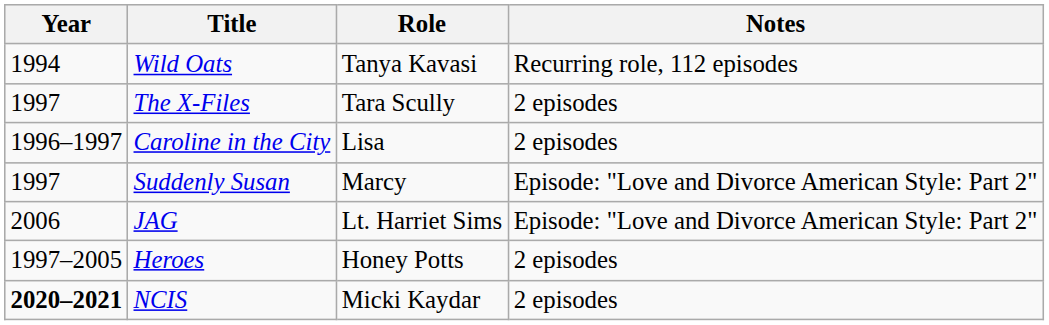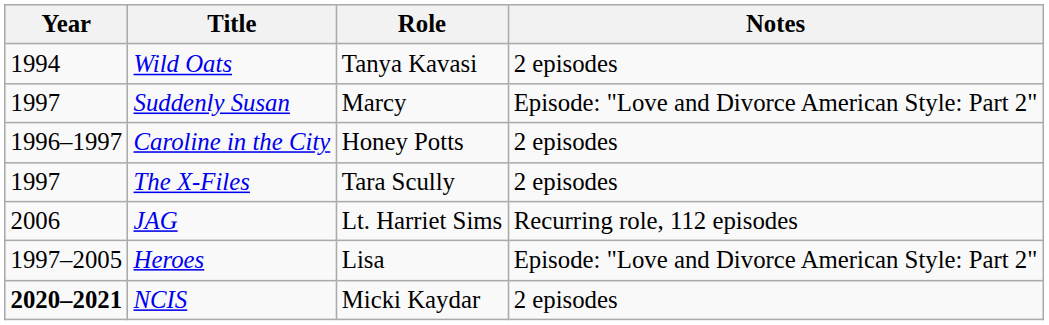(656, 63) Recurring role, 112 episodes -> (566, 63) 2 episodes
rows swapped: (212, 181) <-> (192, 102)
(363, 142) Lisa -> (403, 142) Honey Potts
(776, 220) Episode: "Love and Divorce American Style: Part 2" -> (656, 220) Recurring role, 112 episodes
(403, 260) Honey Potts -> (363, 260) Lisa
(566, 260) 2 episodes -> (776, 260) Episode: "Love and Divorce American Style: Part 2"
